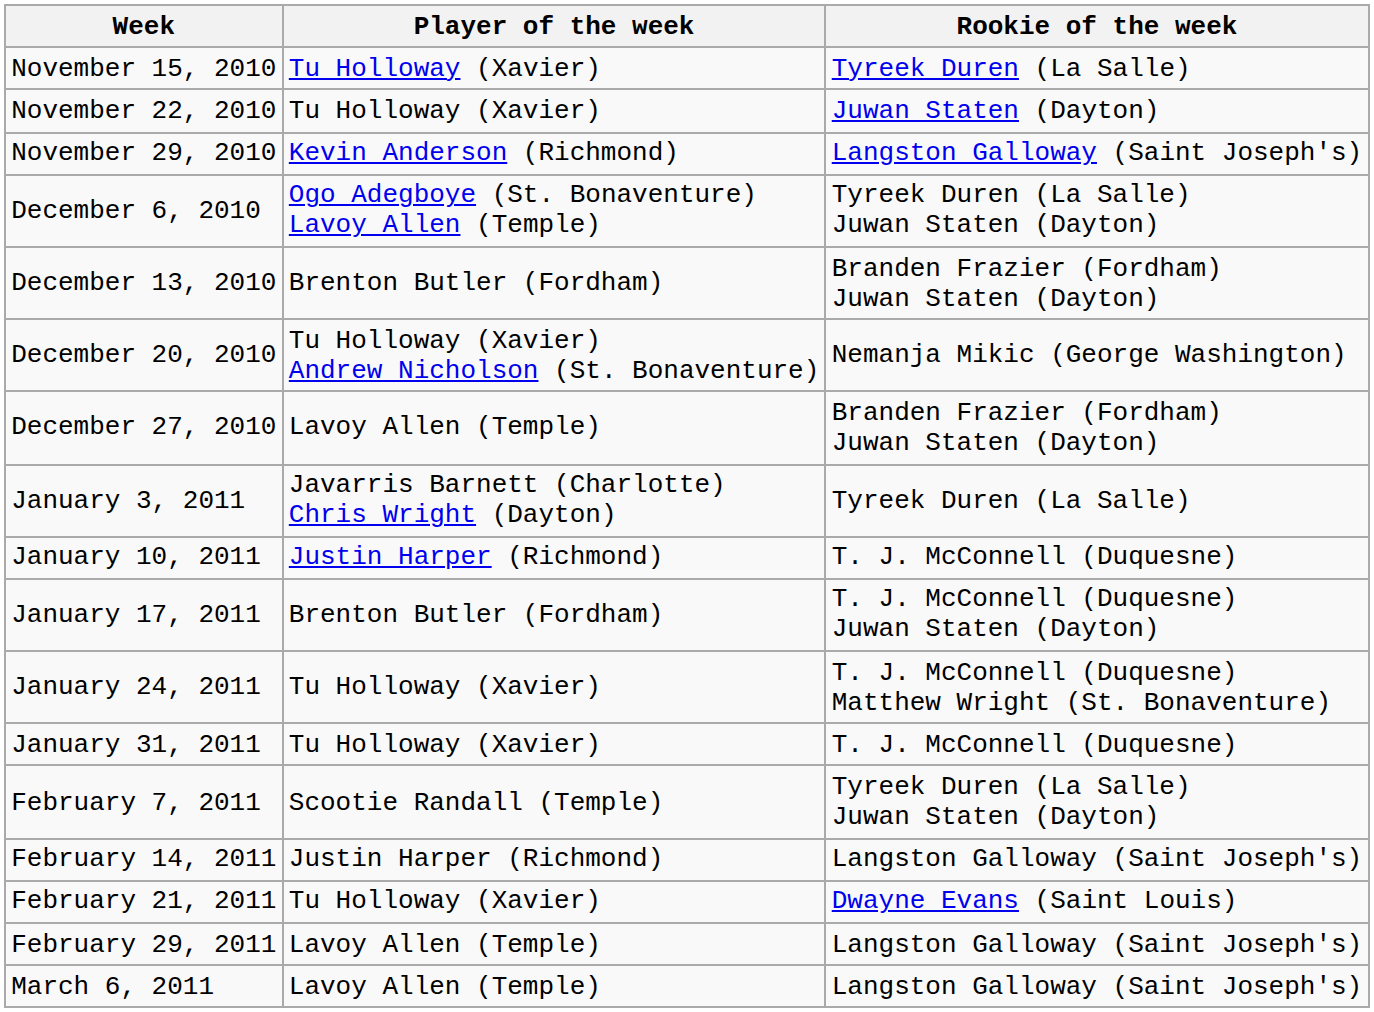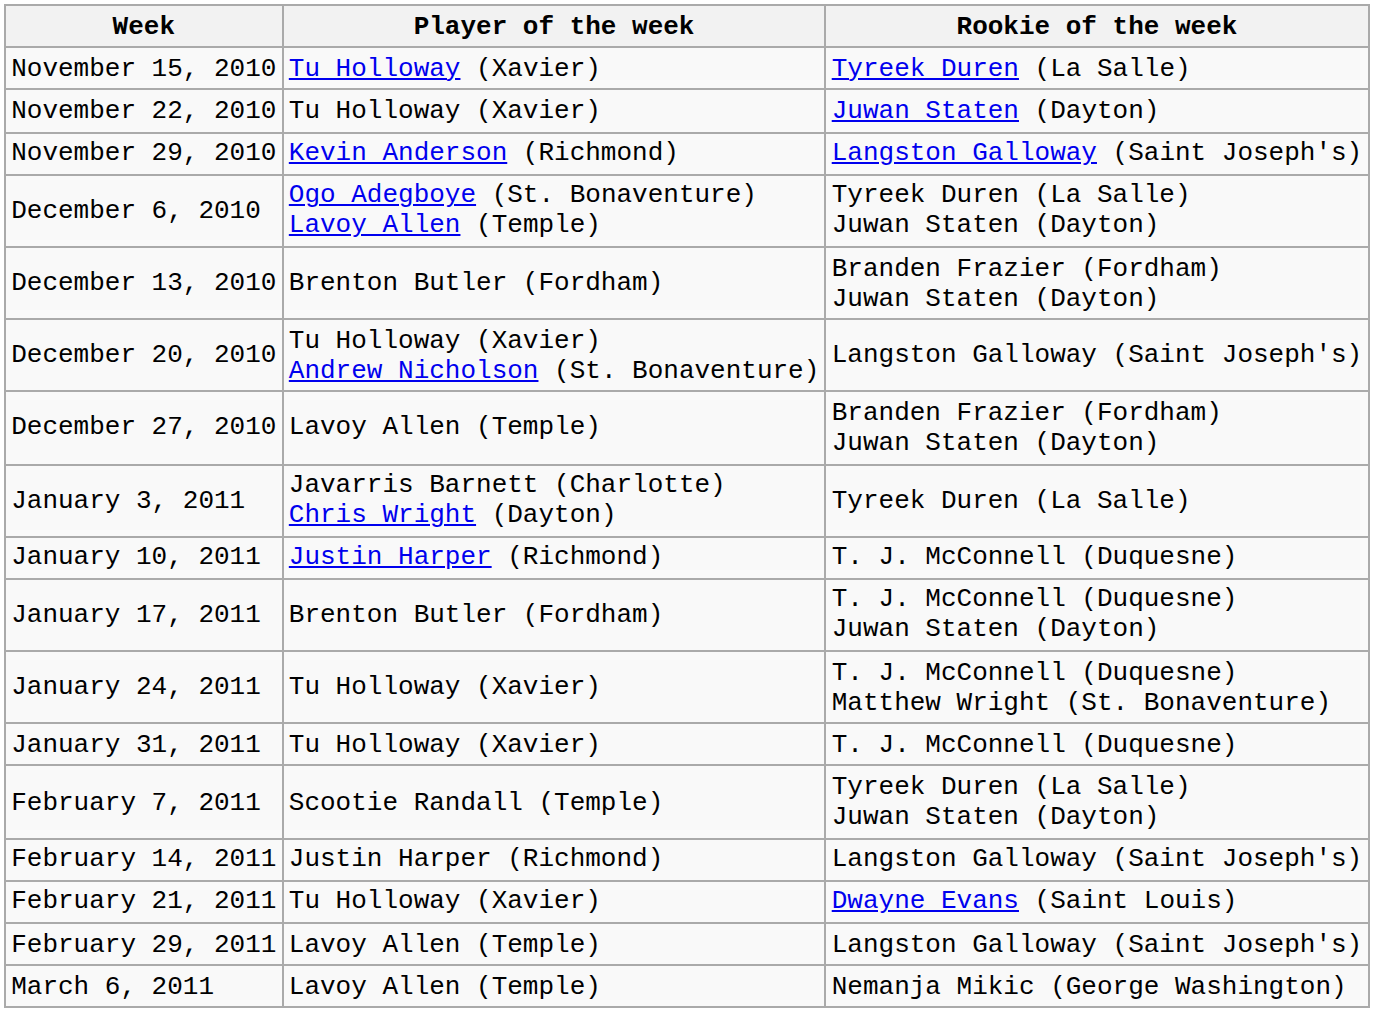(1089, 355) Nemanja Mikic (George Washington) -> (1097, 355) Langston Galloway (Saint Joseph's)
(1097, 987) Langston Galloway (Saint Joseph's) -> (1089, 987) Nemanja Mikic (George Washington)
